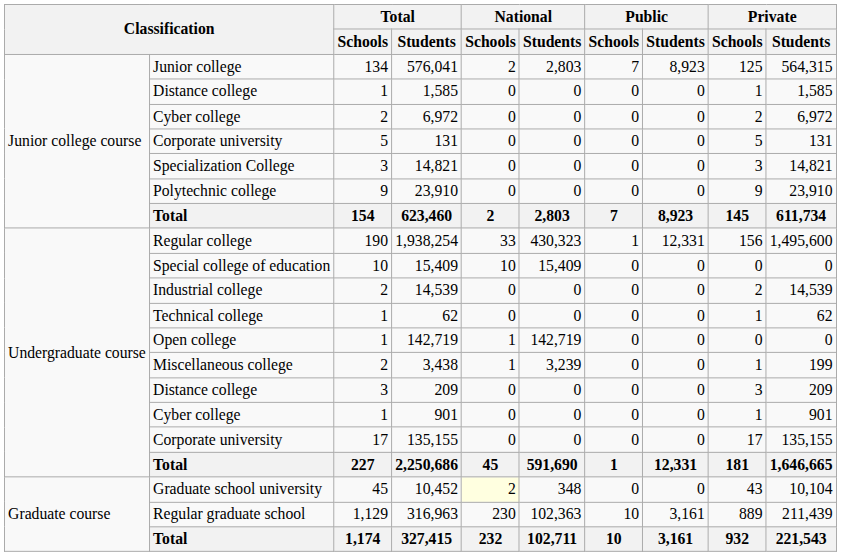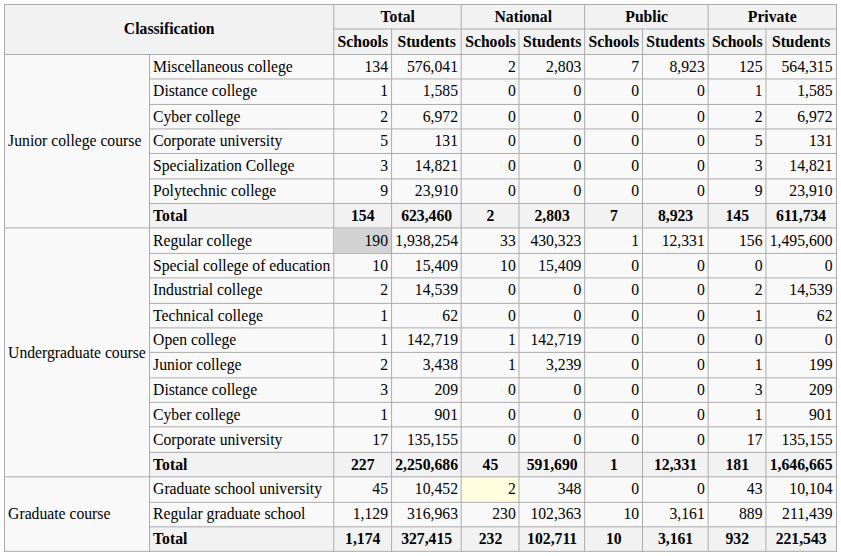(197, 66) Junior college -> (223, 66) Miscellaneous college
(376, 240) no background -> (376, 240) lightgrey background
(223, 365) Miscellaneous college -> (197, 365) Junior college
